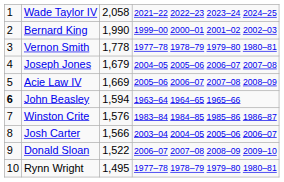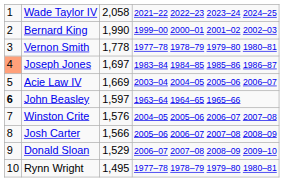(10, 64) no background -> (10, 64) lightsalmon background
(116, 64) 1,679 -> (116, 64) 1,697
(205, 65) 2004–05 2005–06 2006–07 2007–08 -> (205, 65) 1983–84 1984–85 1985–86 1986–87
(205, 82) 2005–06 2006–07 2007–08 2008–09 -> (205, 82) 2003–04 2004–05 2005–06 2006–07
(116, 99) 1,594 -> (116, 99) 1,597
(205, 116) 1983–84 1984–85 1985–86 1986–87 -> (205, 116) 2004–05 2005–06 2006–07 2007–08
(205, 134) 2003–04 2004–05 2005–06 2006–07 -> (205, 134) 2005–06 2006–07 2007–08 2008–09
(116, 151) 1,522 -> (116, 151) 1,529
